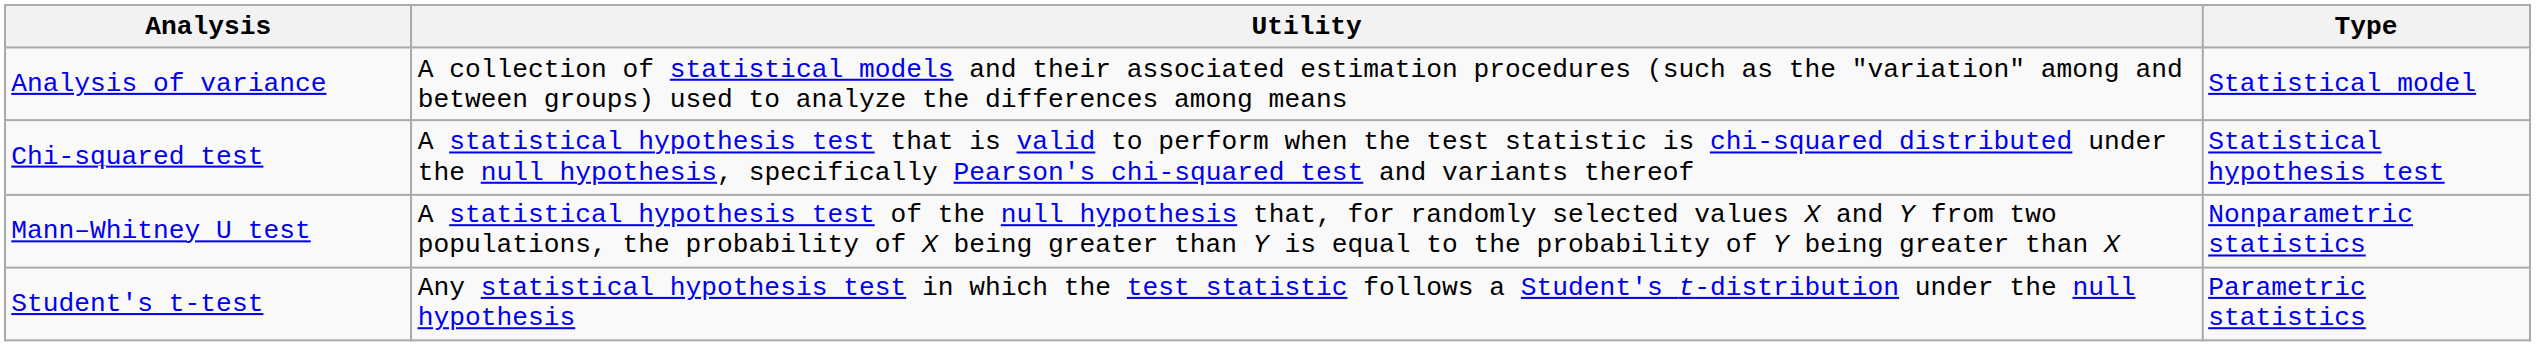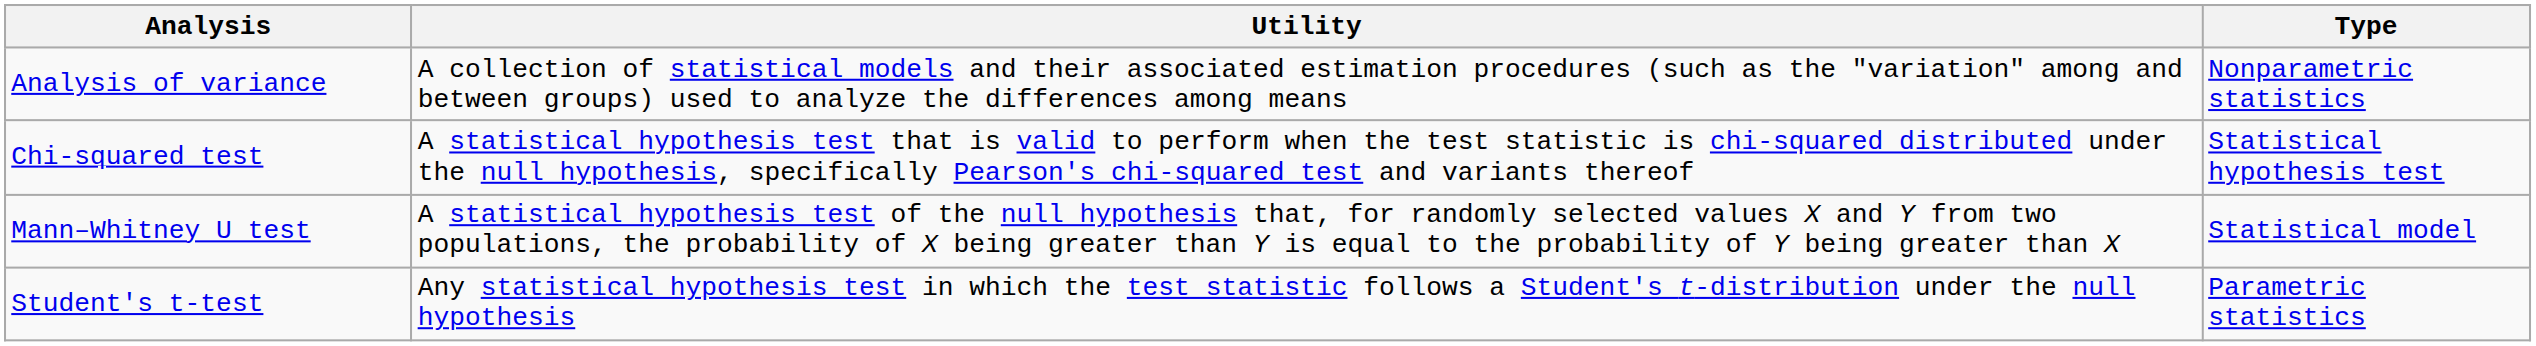(2342, 84) Statistical model -> (2311, 84) Nonparametric statistics
(2311, 231) Nonparametric statistics -> (2342, 231) Statistical model
